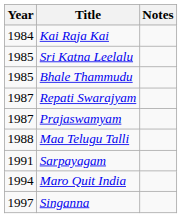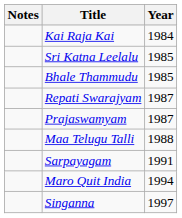columns swapped: (21, 14) <-> (158, 14)
